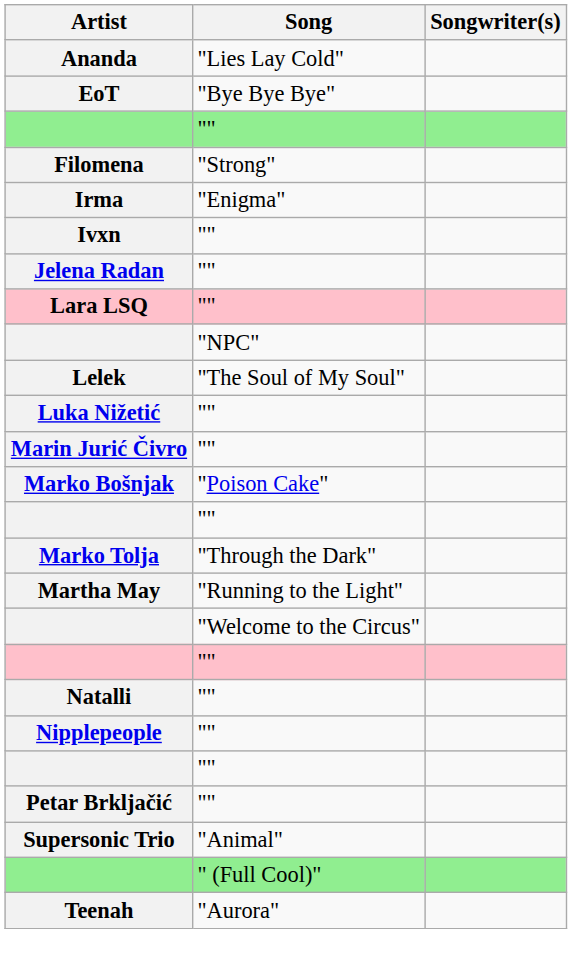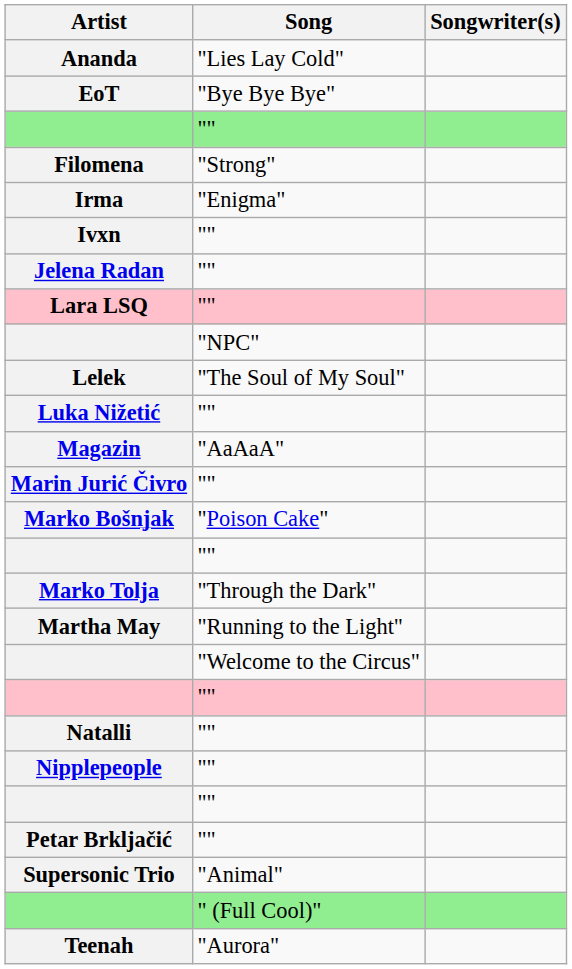+ row: (99, 448)
